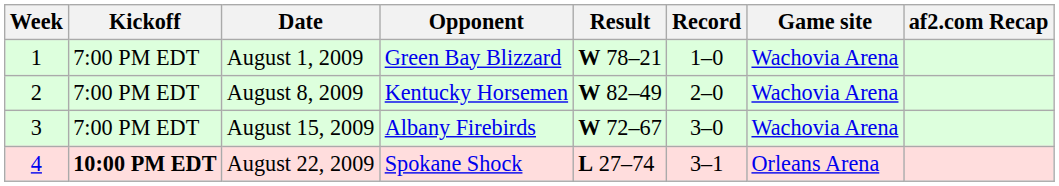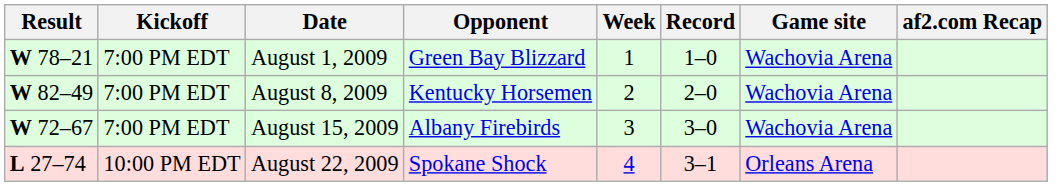columns swapped: (36, 22) <-> (620, 22)
(145, 163) bold -> (172, 163) normal
